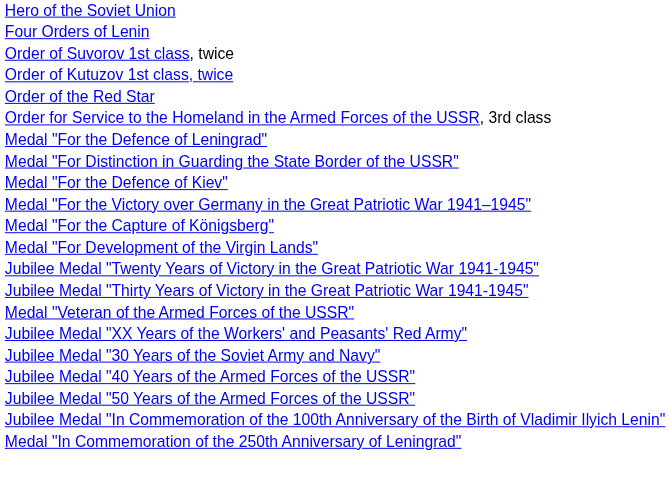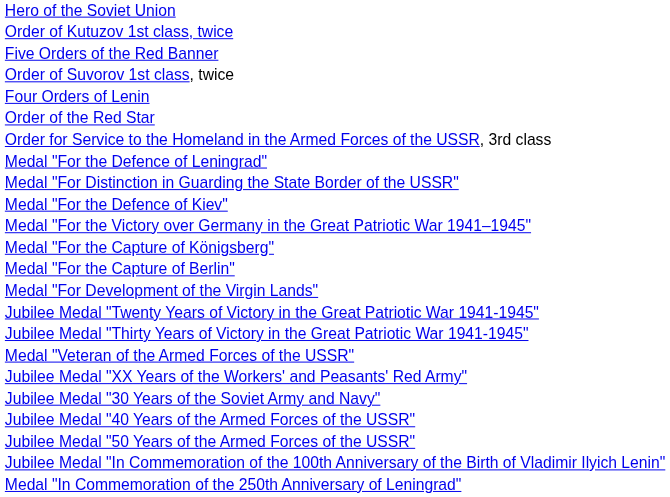rows swapped: (77, 32) <-> (119, 75)
+ row: (112, 53)
+ row: (120, 269)
